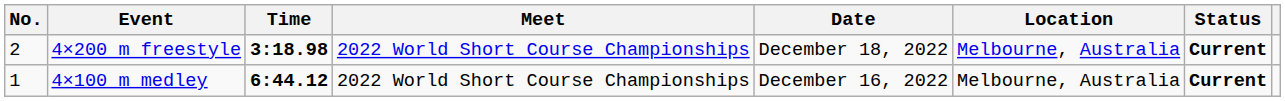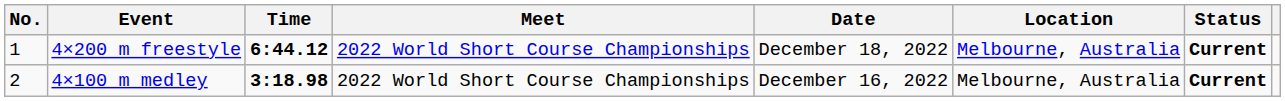(15, 50) 2 -> (15, 50) 1
(289, 50) 3:18.98 -> (289, 50) 6:44.12
(15, 80) 1 -> (15, 80) 2
(289, 80) 6:44.12 -> (289, 80) 3:18.98
